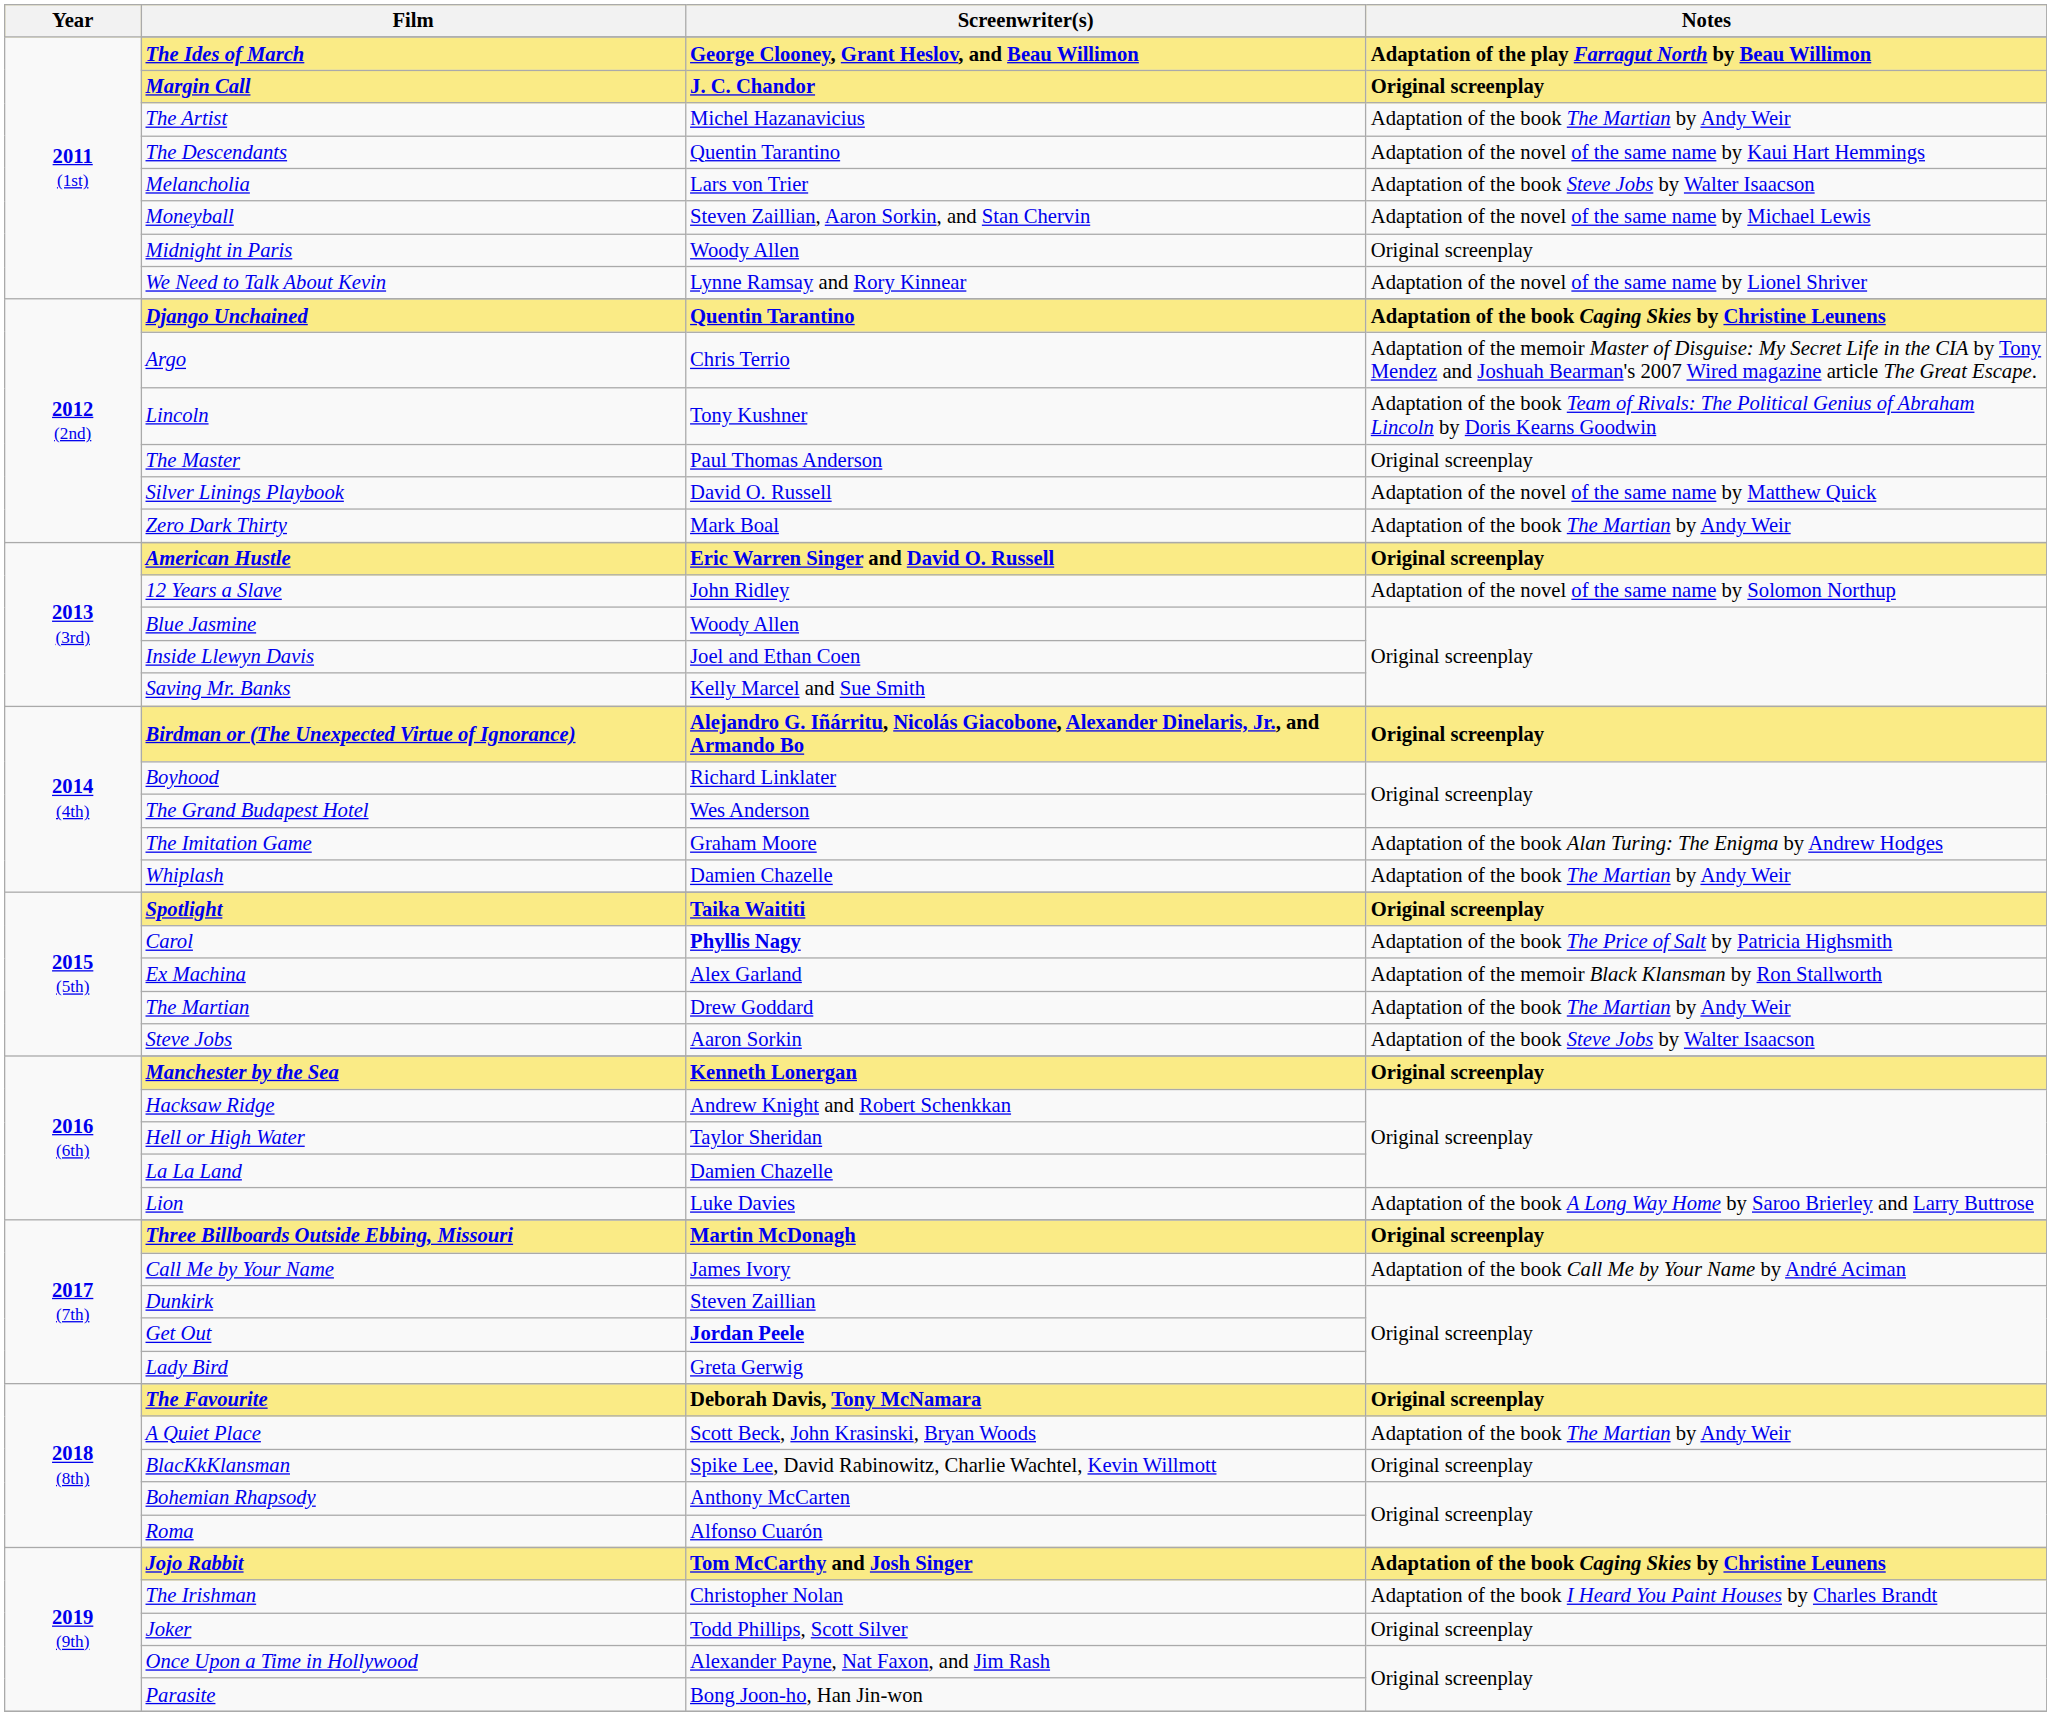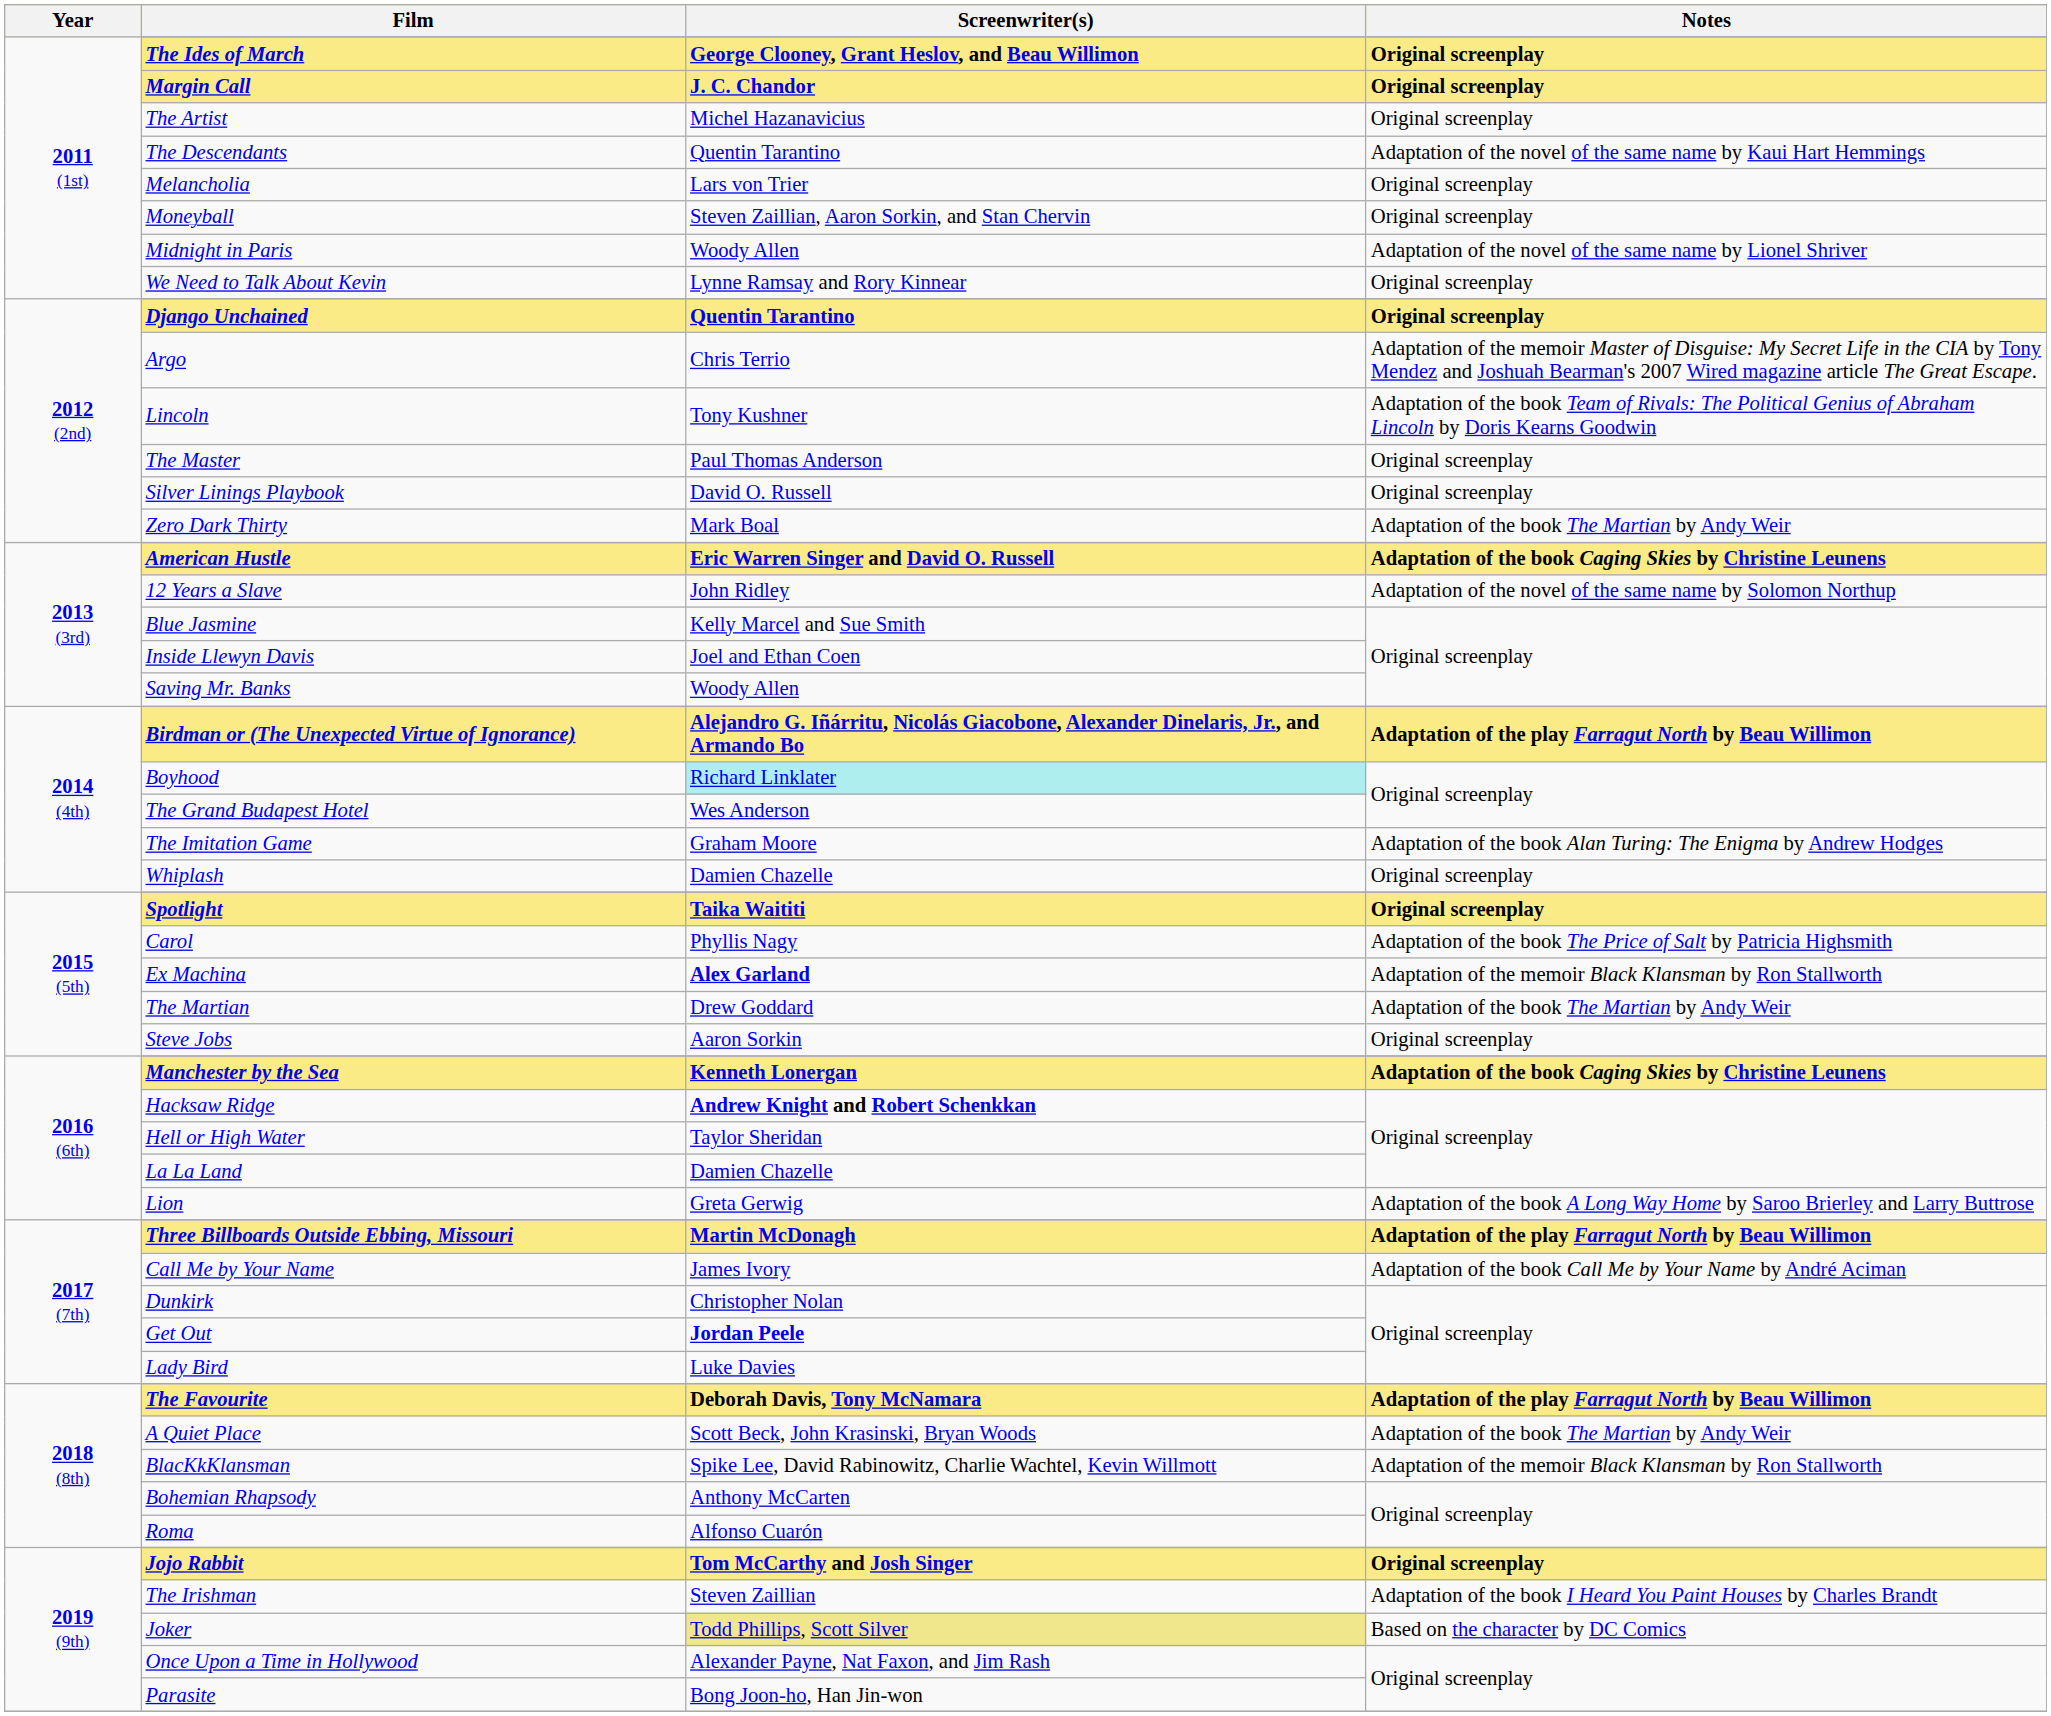(1621, 53) Adaptation of the play Farragut North by Beau Willimon -> (1457, 53) Original screenplay
(1581, 119) Adaptation of the book The Martian by Andy Weir -> (1452, 119) Original screenplay
(1593, 184) Adaptation of the book Steve Jobs by Walter Isaacson -> (1452, 184) Original screenplay
(1621, 217) Adaptation of the novel of the same name by Michael Lewis -> (1452, 217) Original screenplay
(1452, 250) Original screenplay -> (1619, 250) Adaptation of the novel of the same name by Lionel Shriver
(1619, 282) Adaptation of the novel of the same name by Lionel Shriver -> (1452, 282) Original screenplay
(1628, 315) Adaptation of the book Caging Skies by Christine Leunens -> (1457, 315) Original screenplay
(1624, 492) Adaptation of the novel of the same name by Matthew Quick -> (1452, 492) Original screenplay
(1457, 558) Original screenplay -> (1628, 558) Adaptation of the book Caging Skies by Christine Leunens
(745, 623) Woody Allen -> (808, 623) Kelly Marcel and Sue Smith
(808, 689) Kelly Marcel and Sue Smith -> (745, 689) Woody Allen
(1457, 733) Original screenplay -> (1621, 733) Adaptation of the play Farragut North by Beau Willimon
(763, 777) no background -> (763, 777) paleturquoise background
(1581, 876) Adaptation of the book The Martian by Andy Weir -> (1452, 876) Original screenplay
(745, 941) bold -> (744, 941) normal
(746, 974) normal -> (750, 974) bold
(1593, 1039) Adaptation of the book Steve Jobs by Walter Isaacson -> (1452, 1039) Original screenplay
(1457, 1072) Original screenplay -> (1628, 1072) Adaptation of the book Caging Skies by Christine Leunens
(851, 1105) normal -> (863, 1105) bold
(743, 1203) Luke Davies -> (747, 1203) Greta Gerwig
(1457, 1236) Original screenplay -> (1621, 1236) Adaptation of the play Farragut North by Beau Willimon
(753, 1301) Steven Zaillian -> (767, 1301) Christopher Nolan
(747, 1367) Greta Gerwig -> (743, 1367) Luke Davies
(1457, 1399) Original screenplay -> (1621, 1399) Adaptation of the play Farragut North by Beau Willimon
(1452, 1465) Original screenplay -> (1626, 1465) Adaptation of the memoir Black Klansman by Ron Stallworth
(1628, 1563) Adaptation of the book Caging Skies by Christine Leunens -> (1457, 1563) Original screenplay
(767, 1596) Christopher Nolan -> (753, 1596) Steven Zaillian
(799, 1629) no background -> (799, 1629) khaki background
(1452, 1629) Original screenplay -> (1528, 1629) Based on the character by DC Comics
